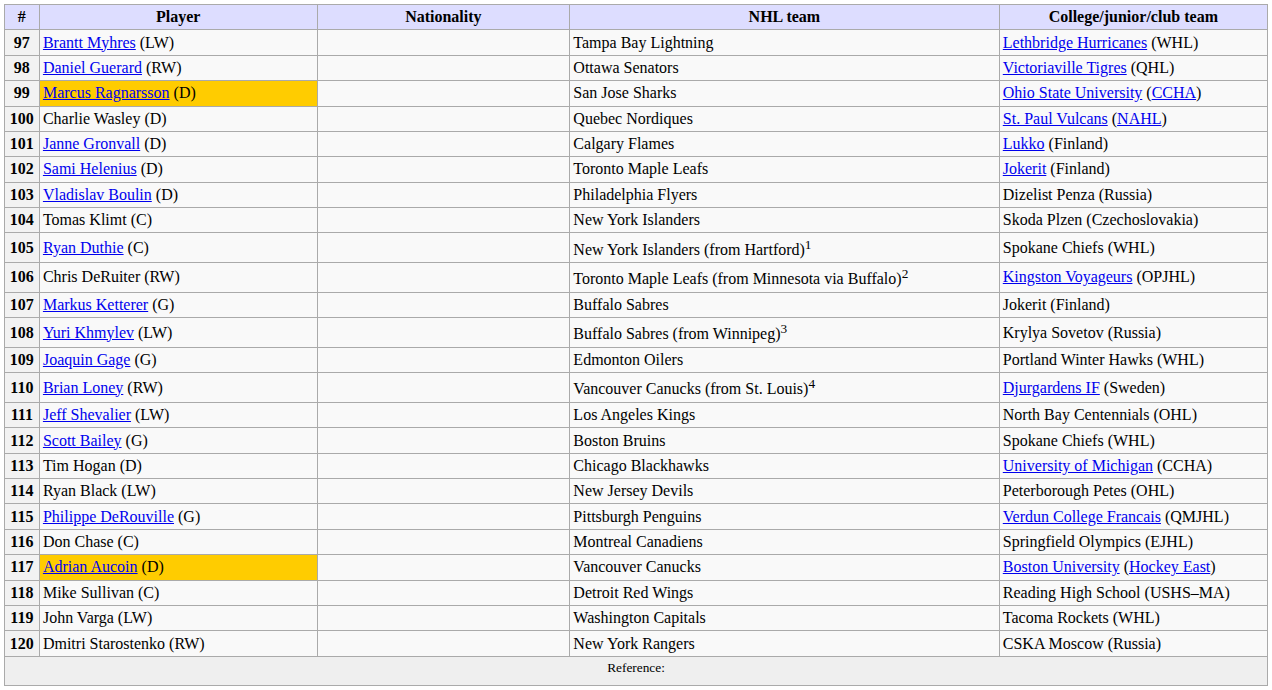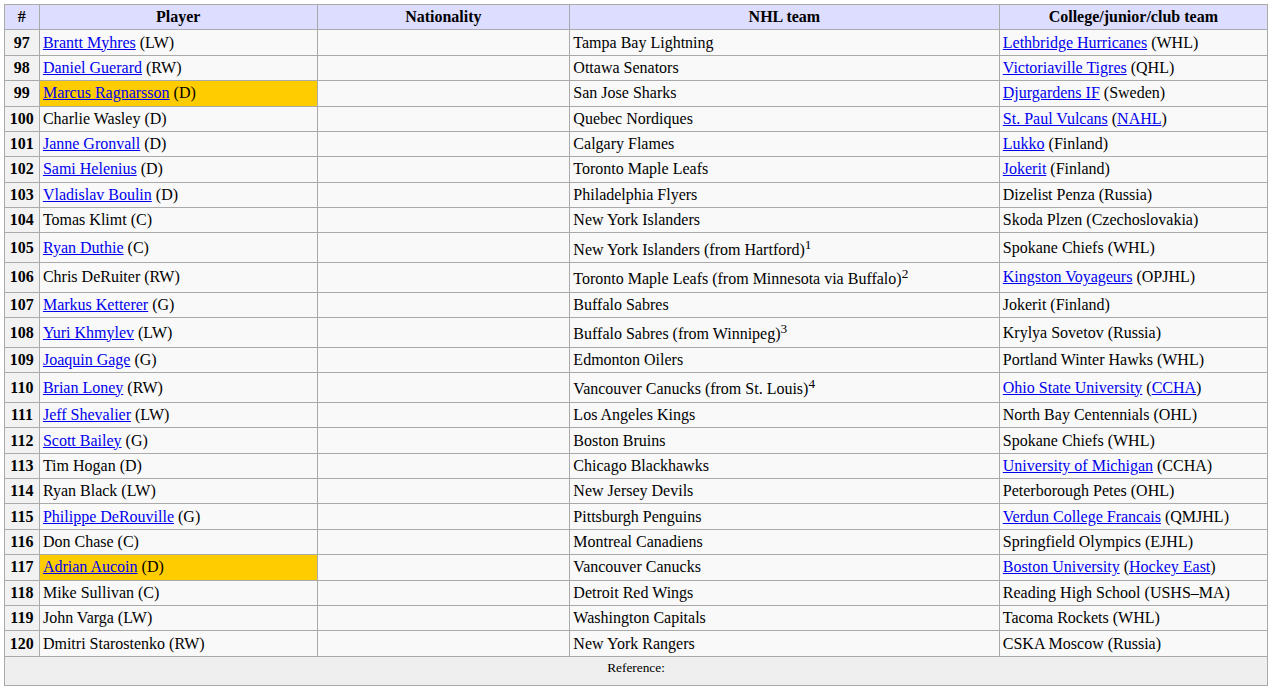(1102, 93) Ohio State University (CCHA) -> (1084, 93) Djurgardens IF (Sweden)
(1084, 387) Djurgardens IF (Sweden) -> (1102, 387) Ohio State University (CCHA)
